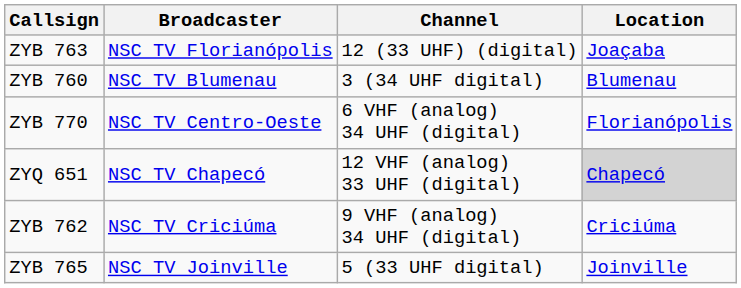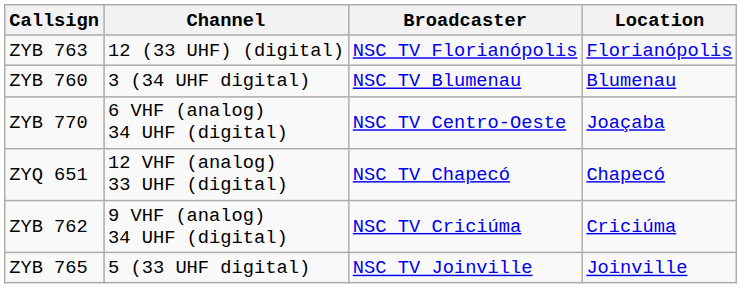columns swapped: (220, 20) <-> (460, 20)
(626, 50) Joaçaba -> (659, 50) Florianópolis
(659, 122) Florianópolis -> (626, 122) Joaçaba
(626, 174) lightgrey background -> (626, 174) no background
